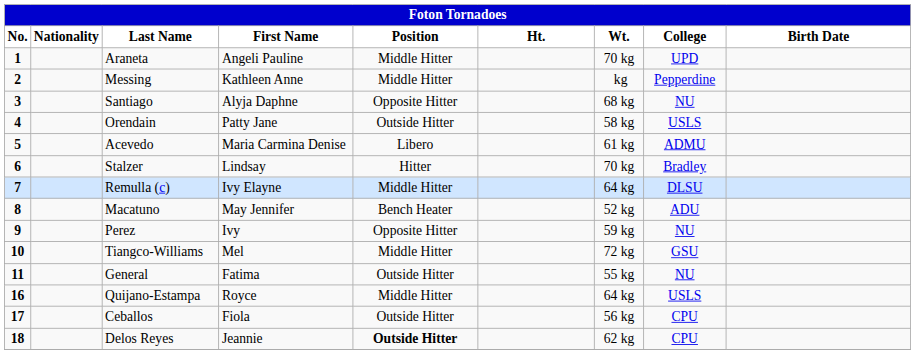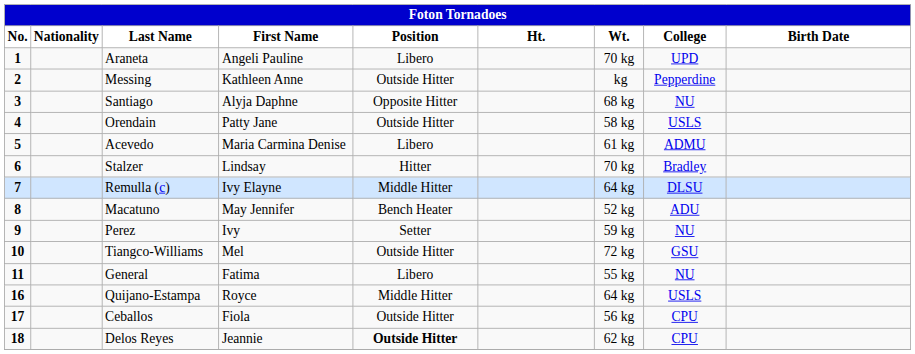(415, 58) Middle Hitter -> (415, 58) Libero
(415, 79) Middle Hitter -> (415, 79) Outside Hitter
(415, 230) Opposite Hitter -> (415, 230) Setter
(415, 252) Middle Hitter -> (415, 252) Outside Hitter
(415, 274) Outside Hitter -> (415, 274) Libero
